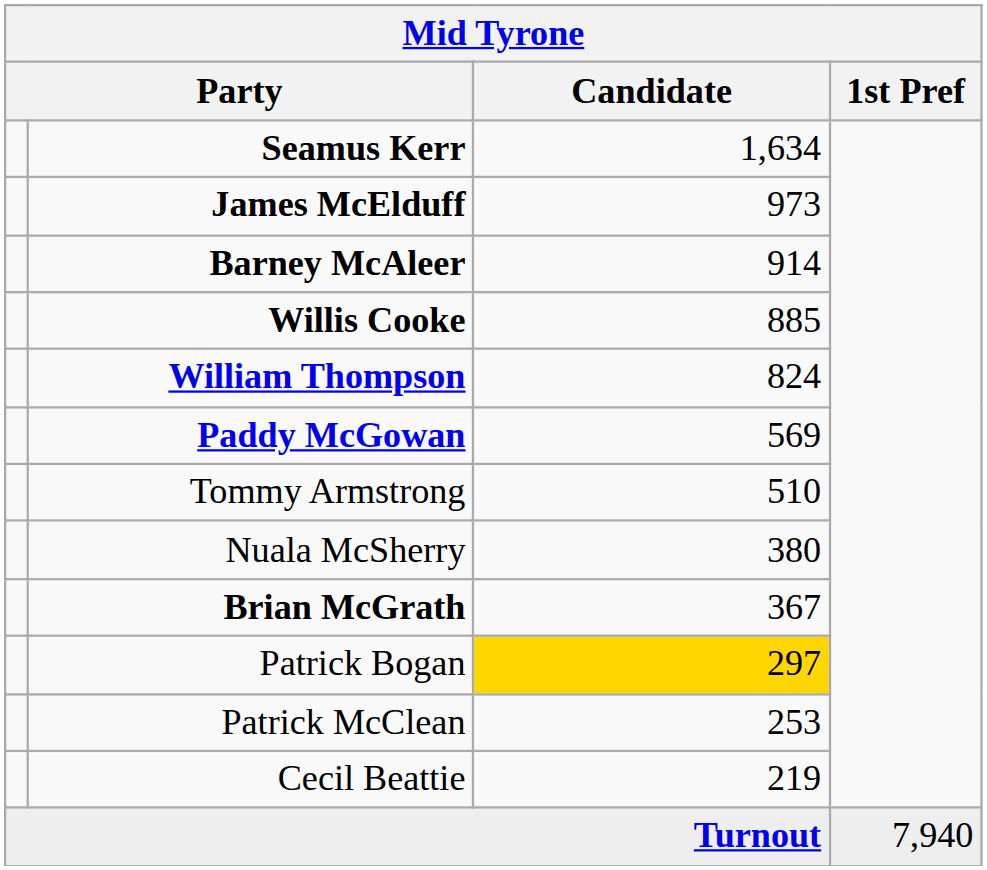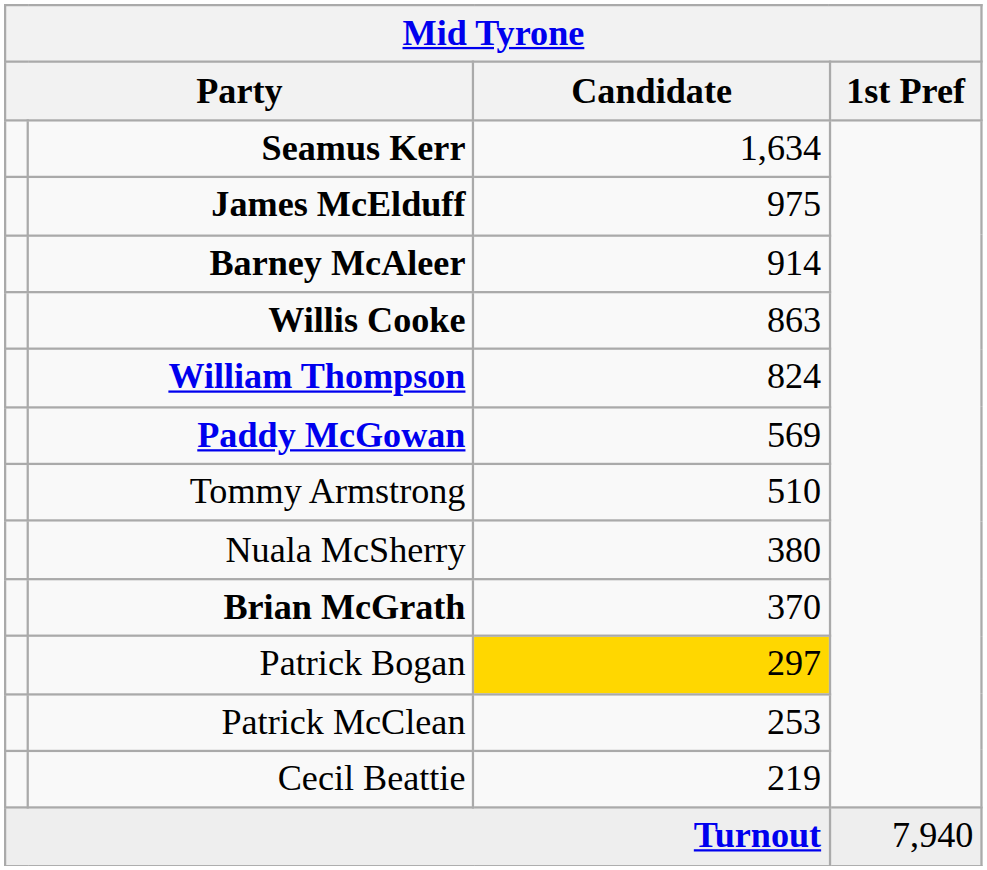(794, 205) 973 -> (794, 205) 975
(794, 319) 885 -> (794, 319) 863
(794, 606) 367 -> (794, 606) 370
